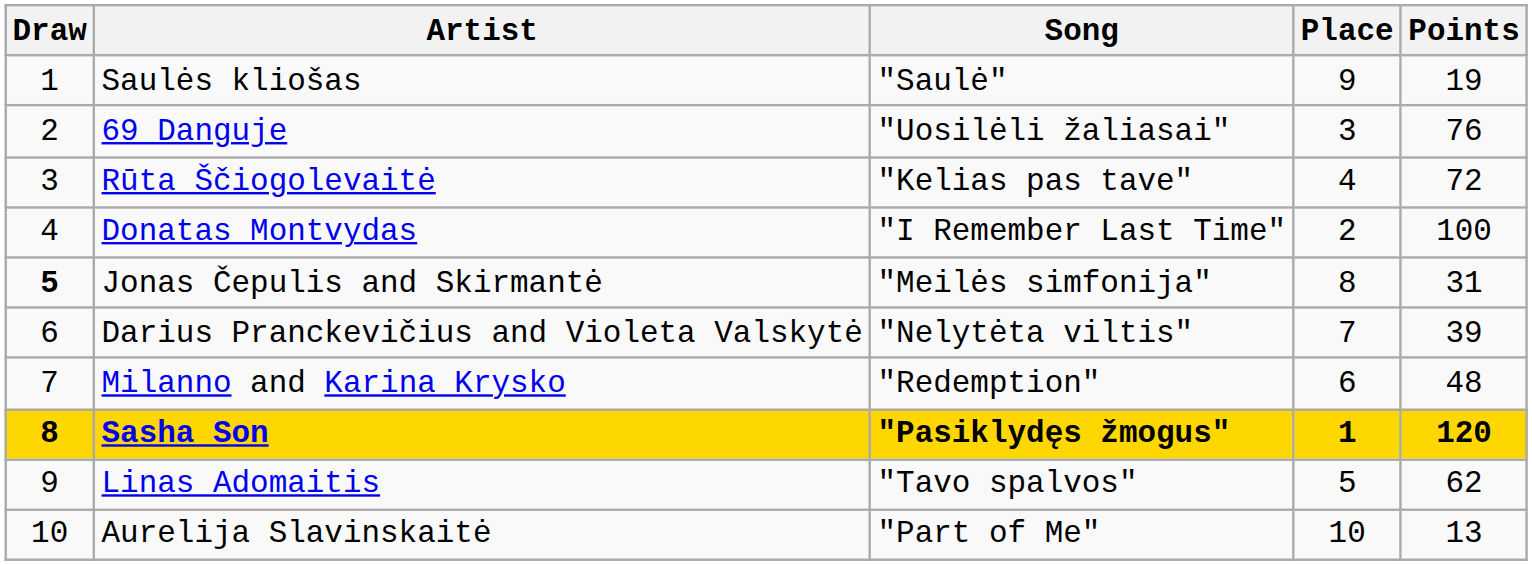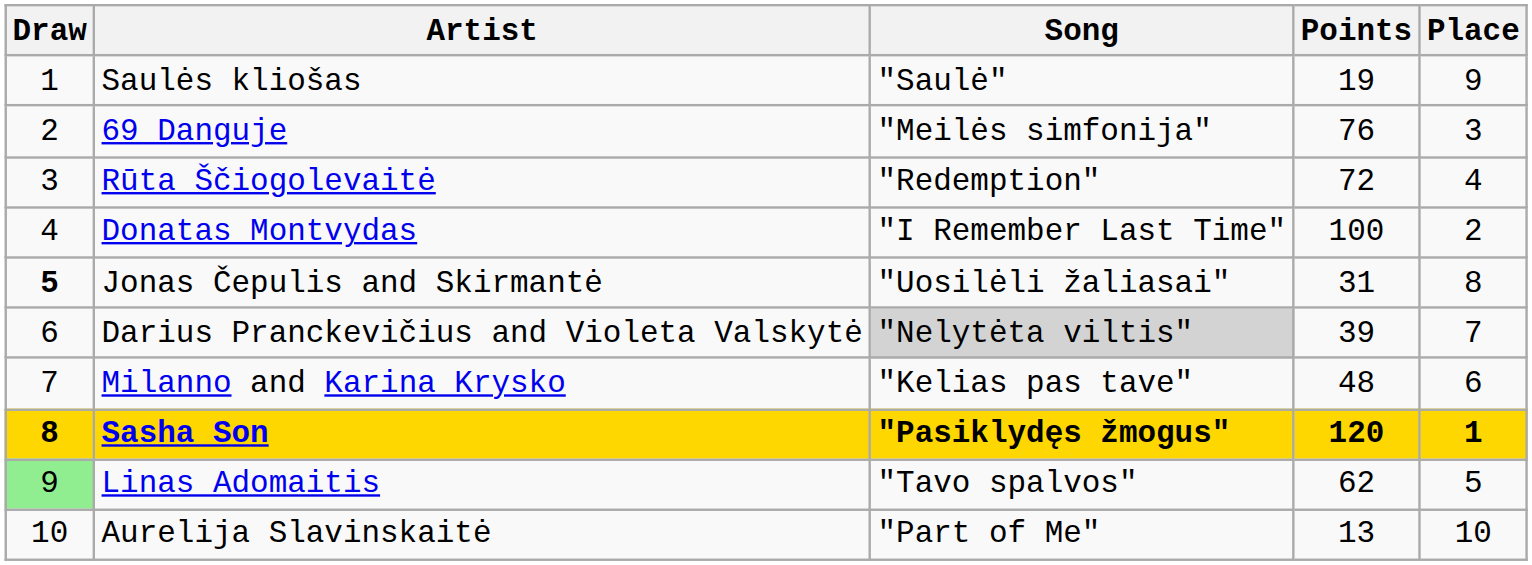columns swapped: (1464, 30) <-> (1347, 30)
(1054, 131) "Uosilėli žaliasai" -> (1045, 131) "Meilės simfonija"
(1035, 182) "Kelias pas tave" -> (989, 182) "Redemption"
(1045, 283) "Meilės simfonija" -> (1054, 283) "Uosilėli žaliasai"
(1035, 333) no background -> (1035, 333) lightgrey background
(989, 383) "Redemption" -> (1035, 383) "Kelias pas tave"
(50, 484) no background -> (50, 484) lightgreen background
